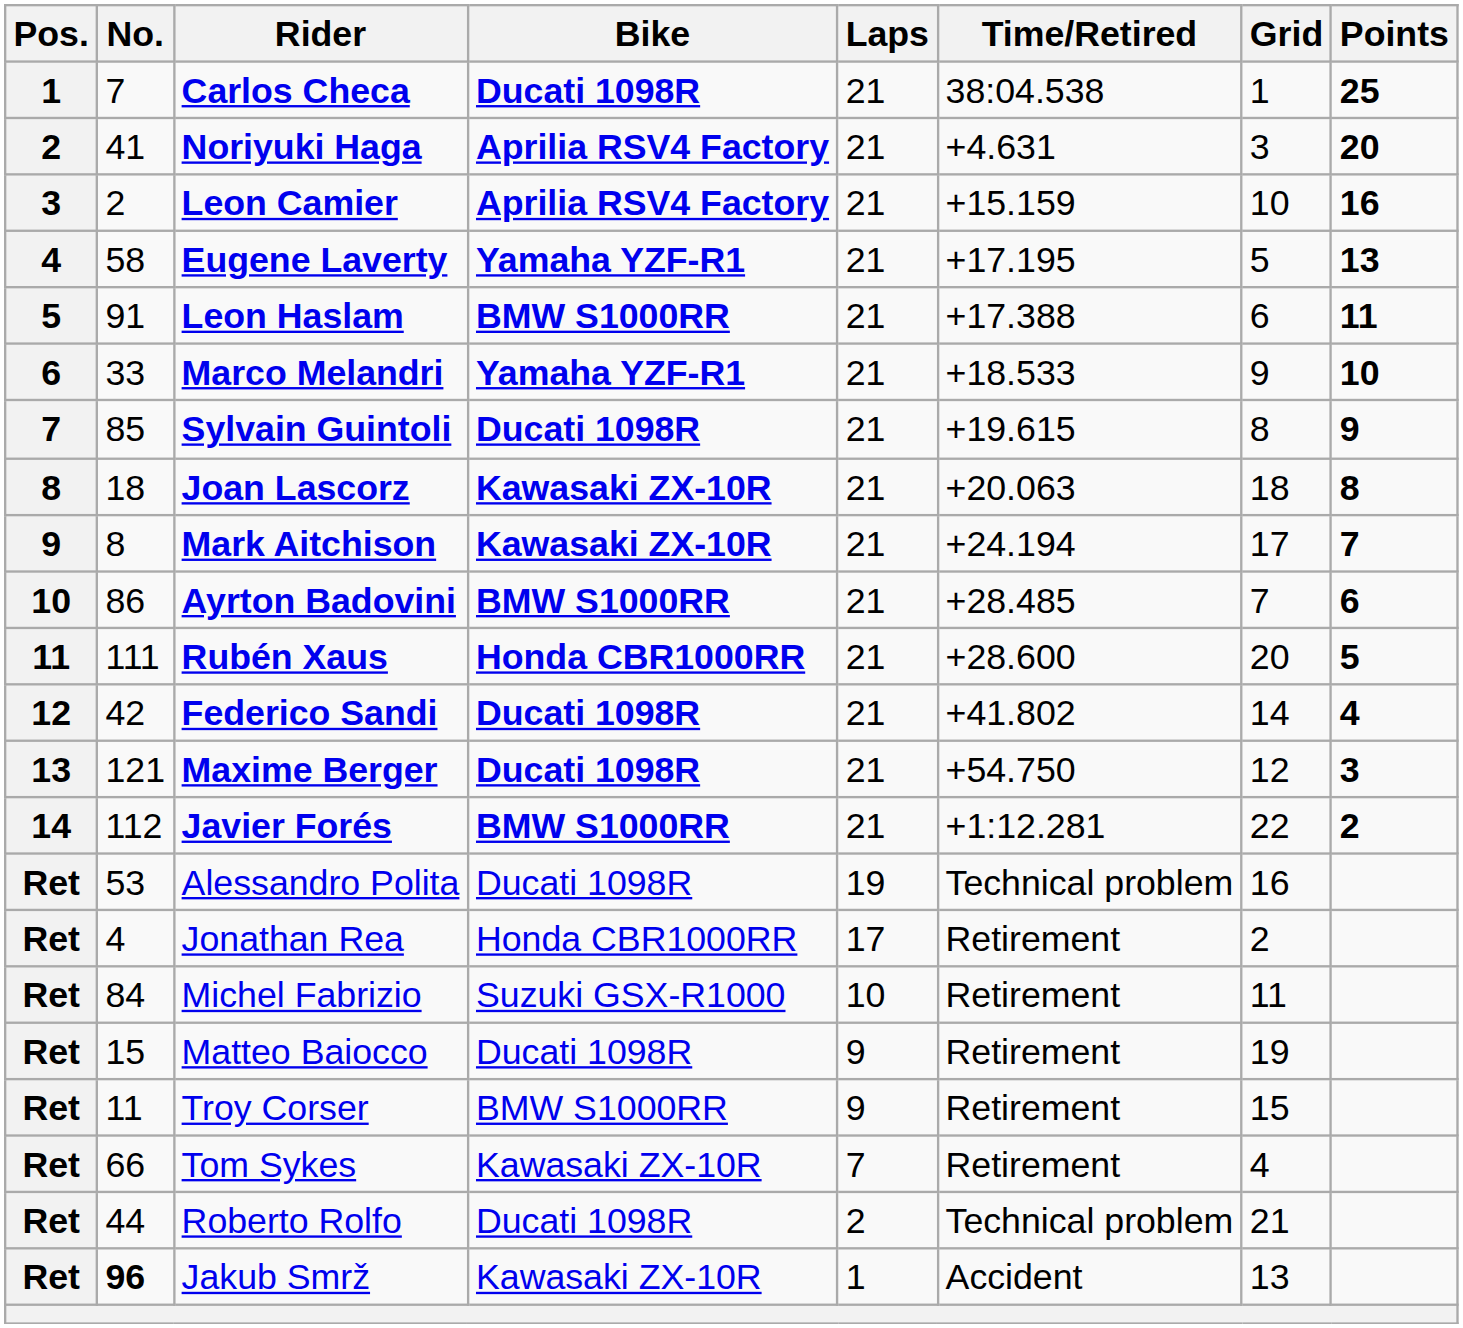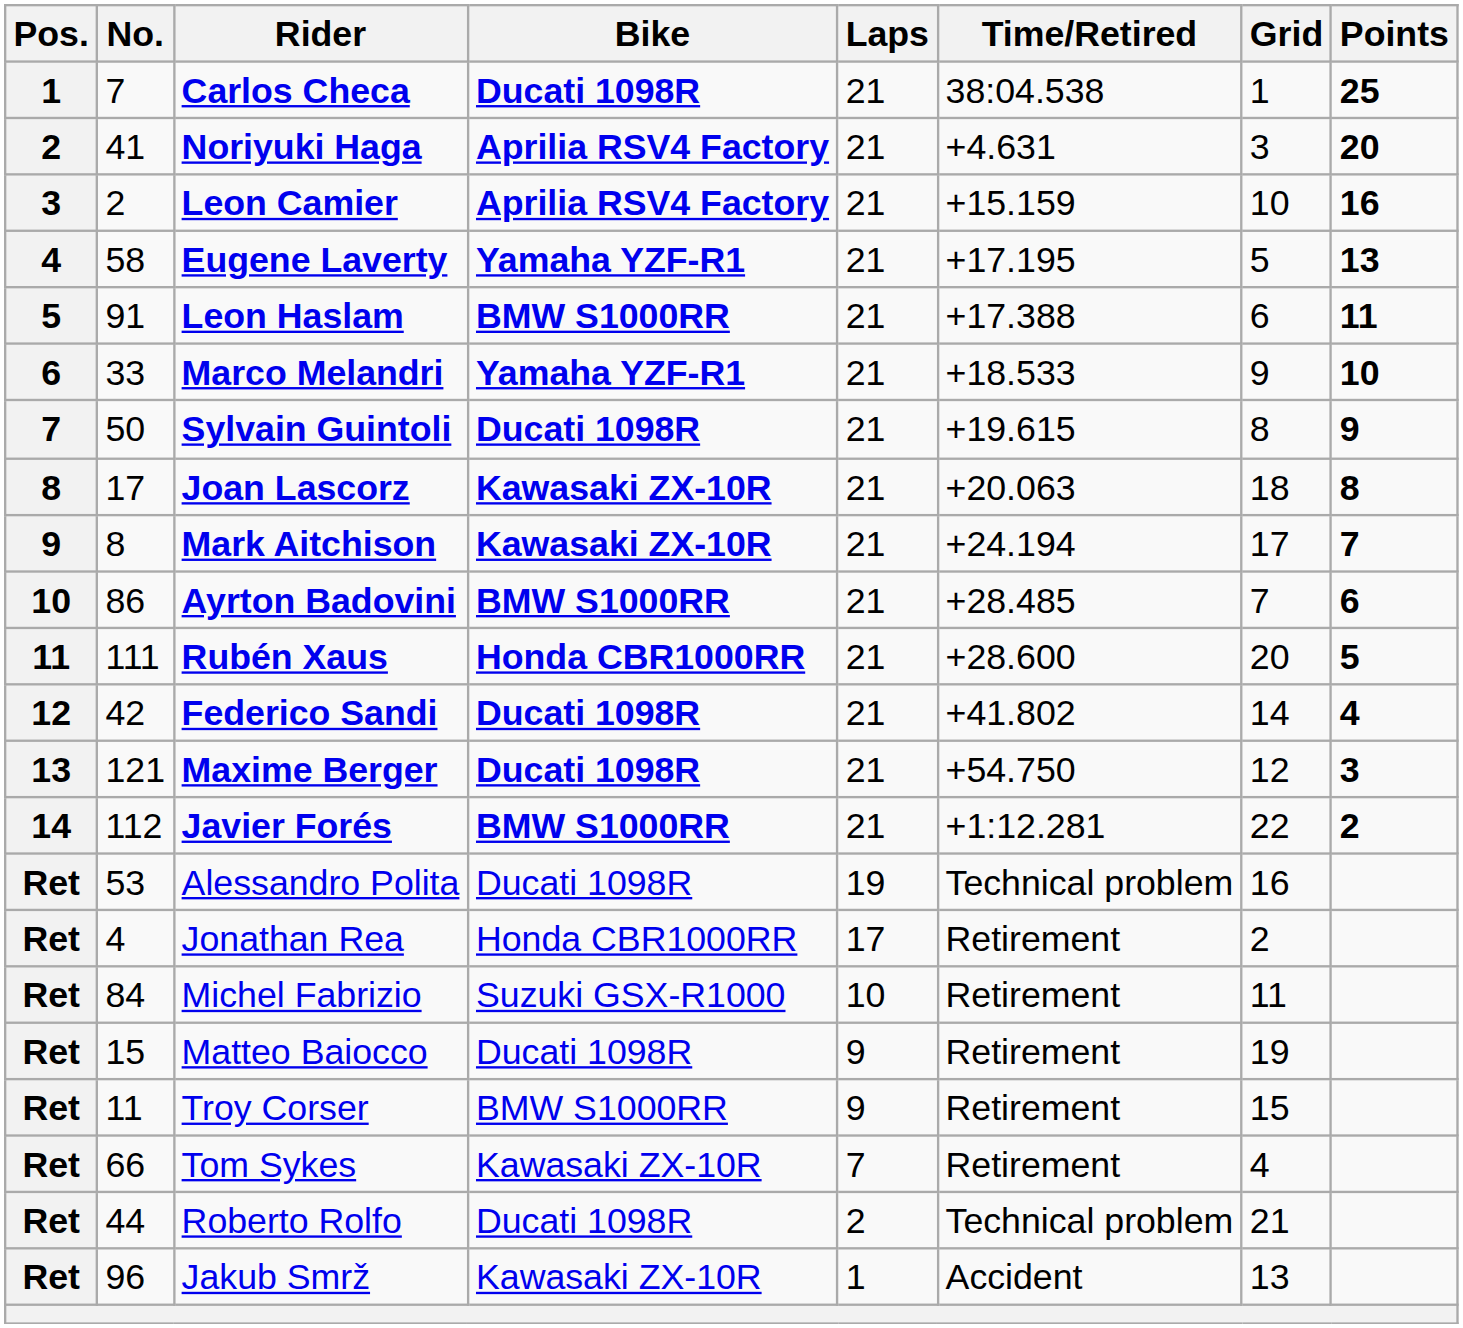(125, 429) 85 -> (125, 429) 50
(125, 486) 18 -> (125, 486) 17
(125, 1278) bold -> (125, 1278) normal
